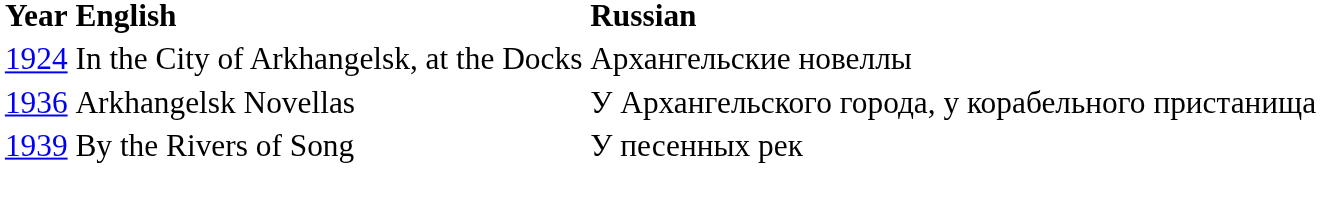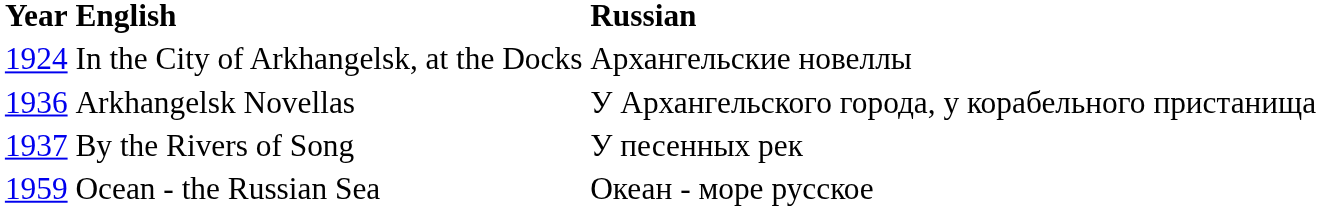(36, 145) 1939 -> (36, 145) 1937
+ row: (228, 188)
